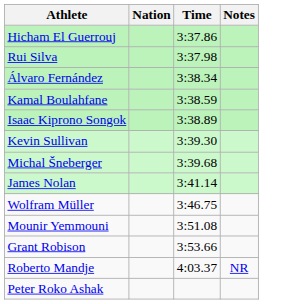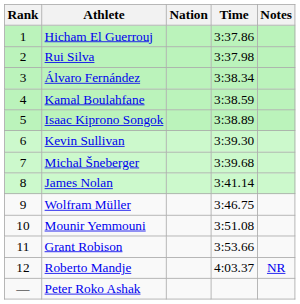+ column: (23, 15)
